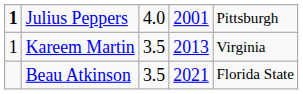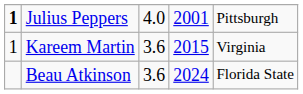(154, 46) 3.5 -> (154, 46) 3.6
(191, 46) 2013 -> (191, 46) 2015
(154, 74) 3.5 -> (154, 74) 3.6
(191, 74) 2021 -> (191, 74) 2024
